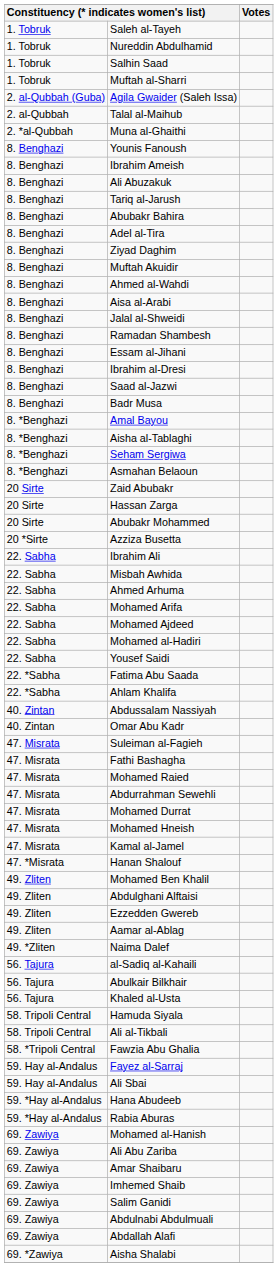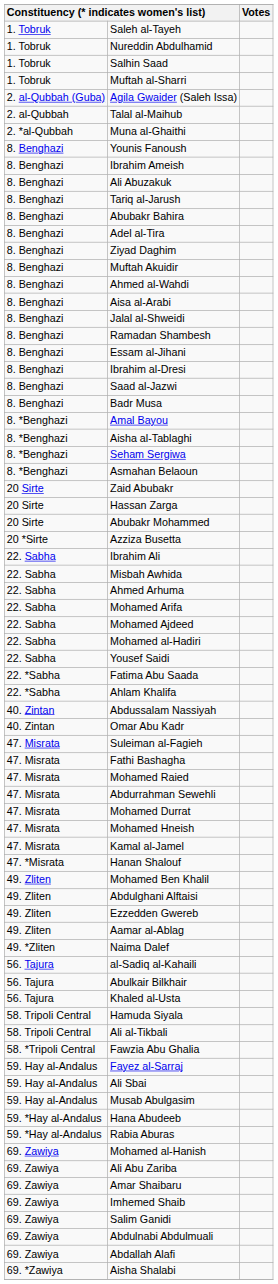+ row: (152, 1101)
